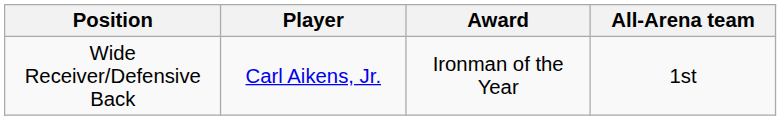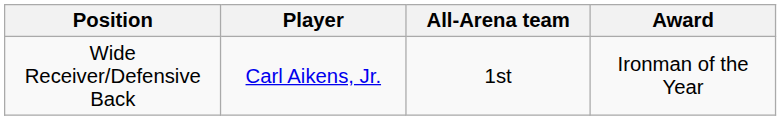columns swapped: (498, 20) <-> (683, 20)
